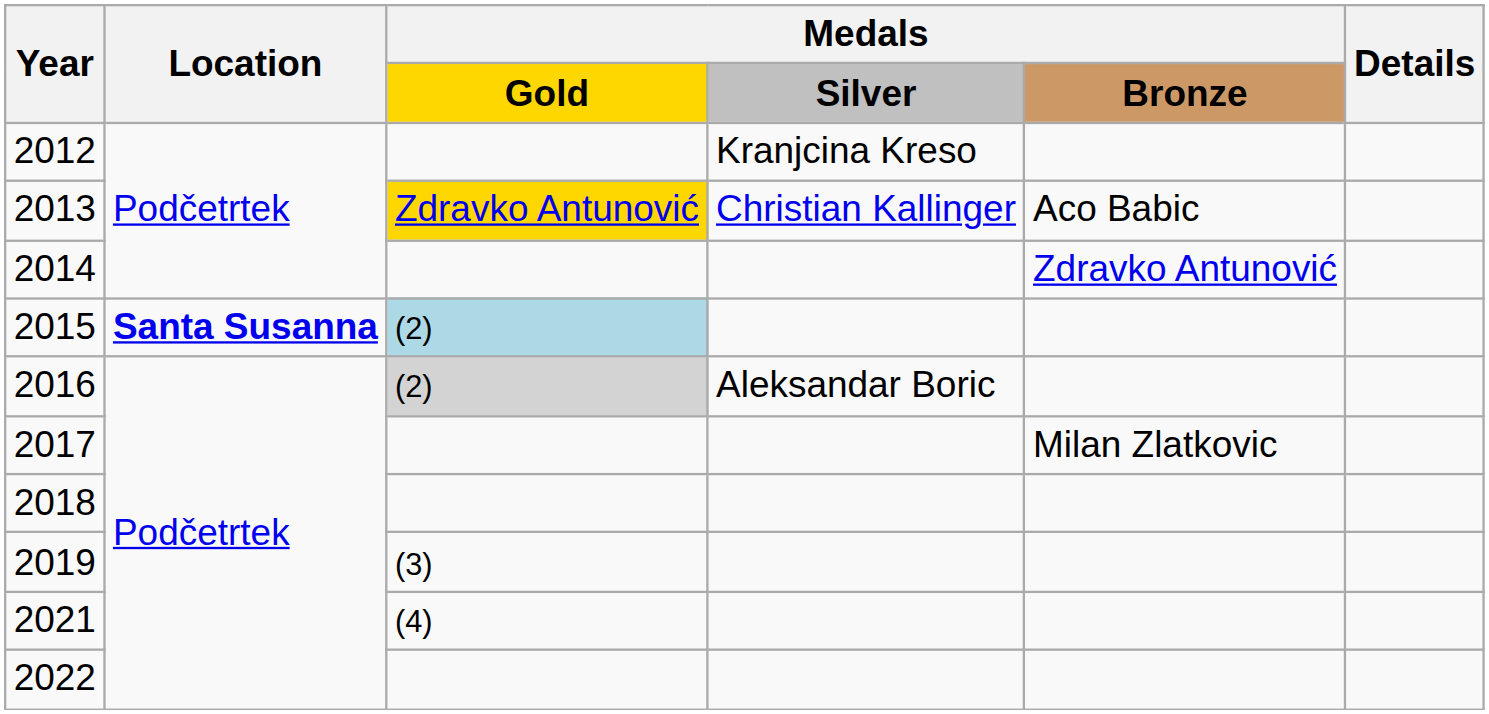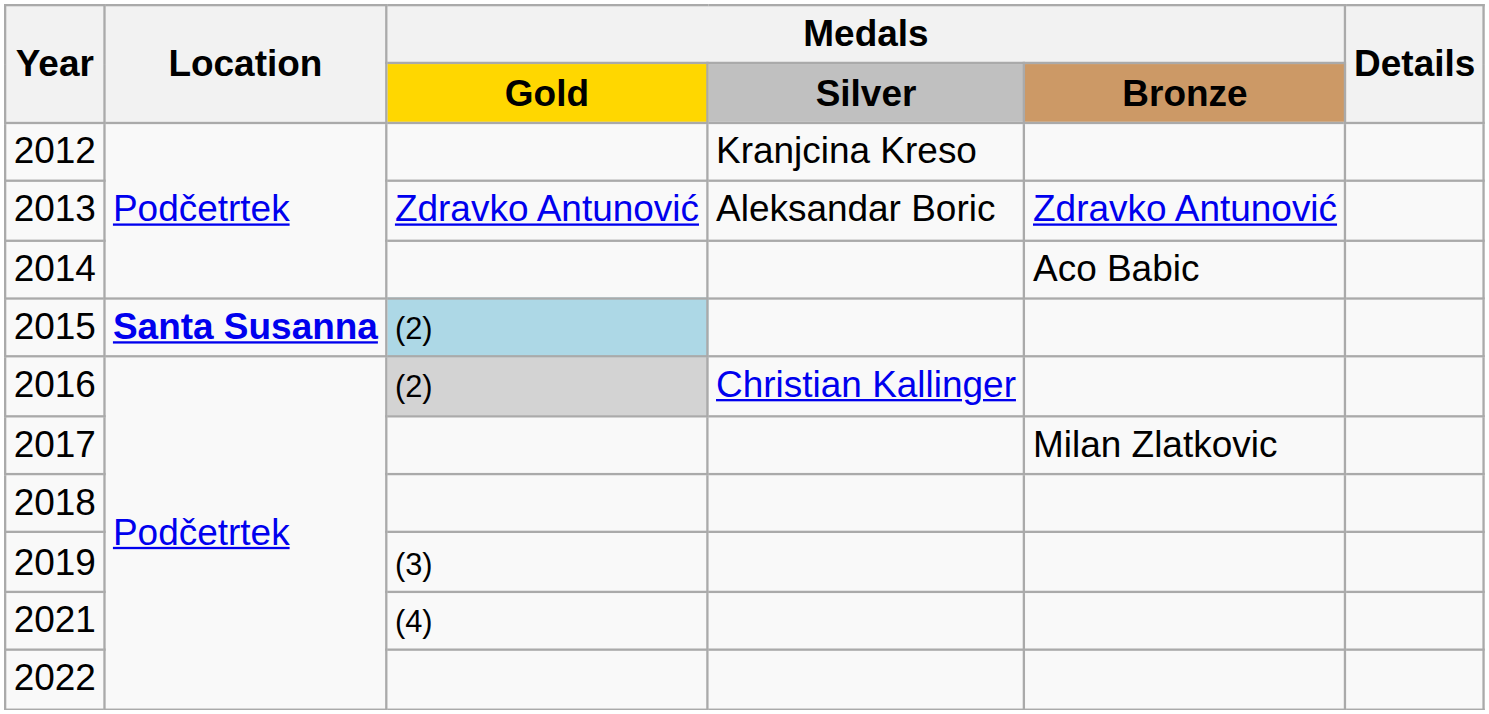(547, 209) gold background -> (547, 209) no background
(866, 209) Christian Kallinger -> (856, 209) Aleksandar Boric
(1116, 209) Aco Babic -> (1185, 209) Zdravko Antunović
(1185, 268) Zdravko Antunović -> (1116, 268) Aco Babic
(856, 385) Aleksandar Boric -> (866, 385) Christian Kallinger
